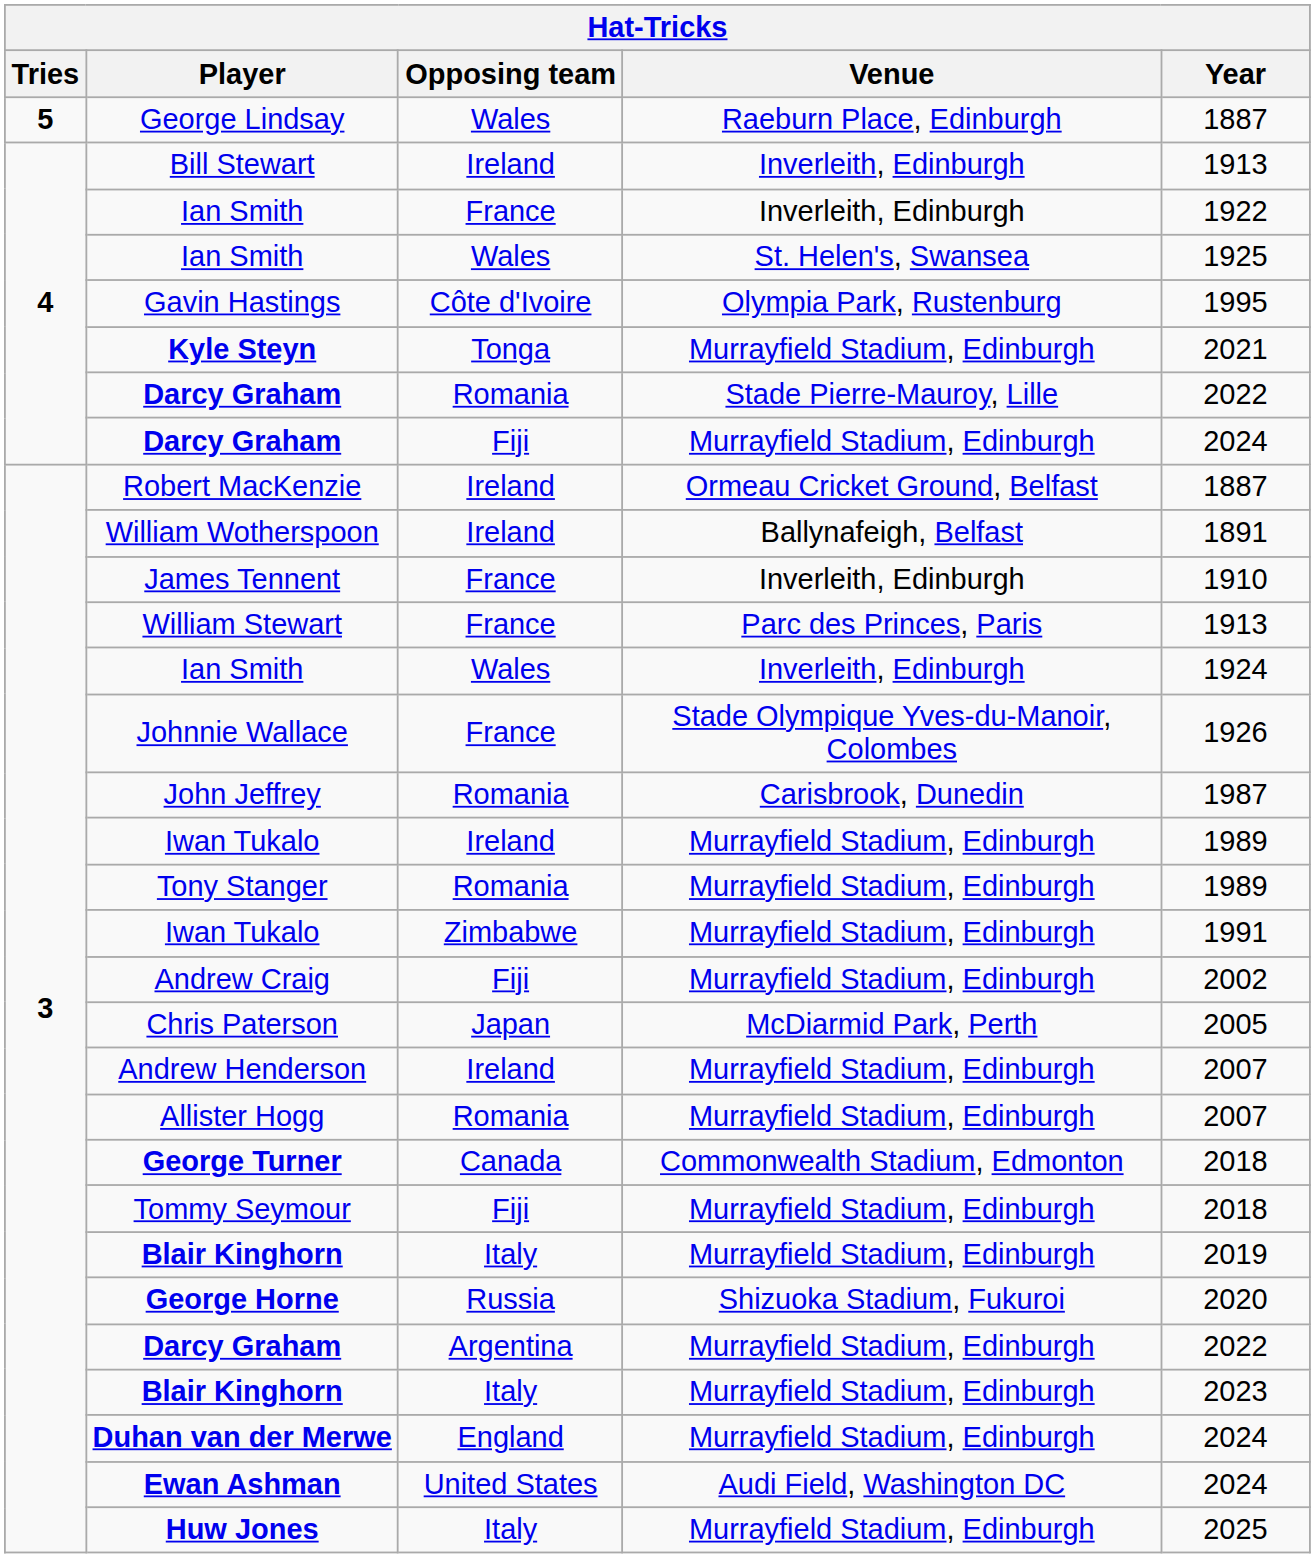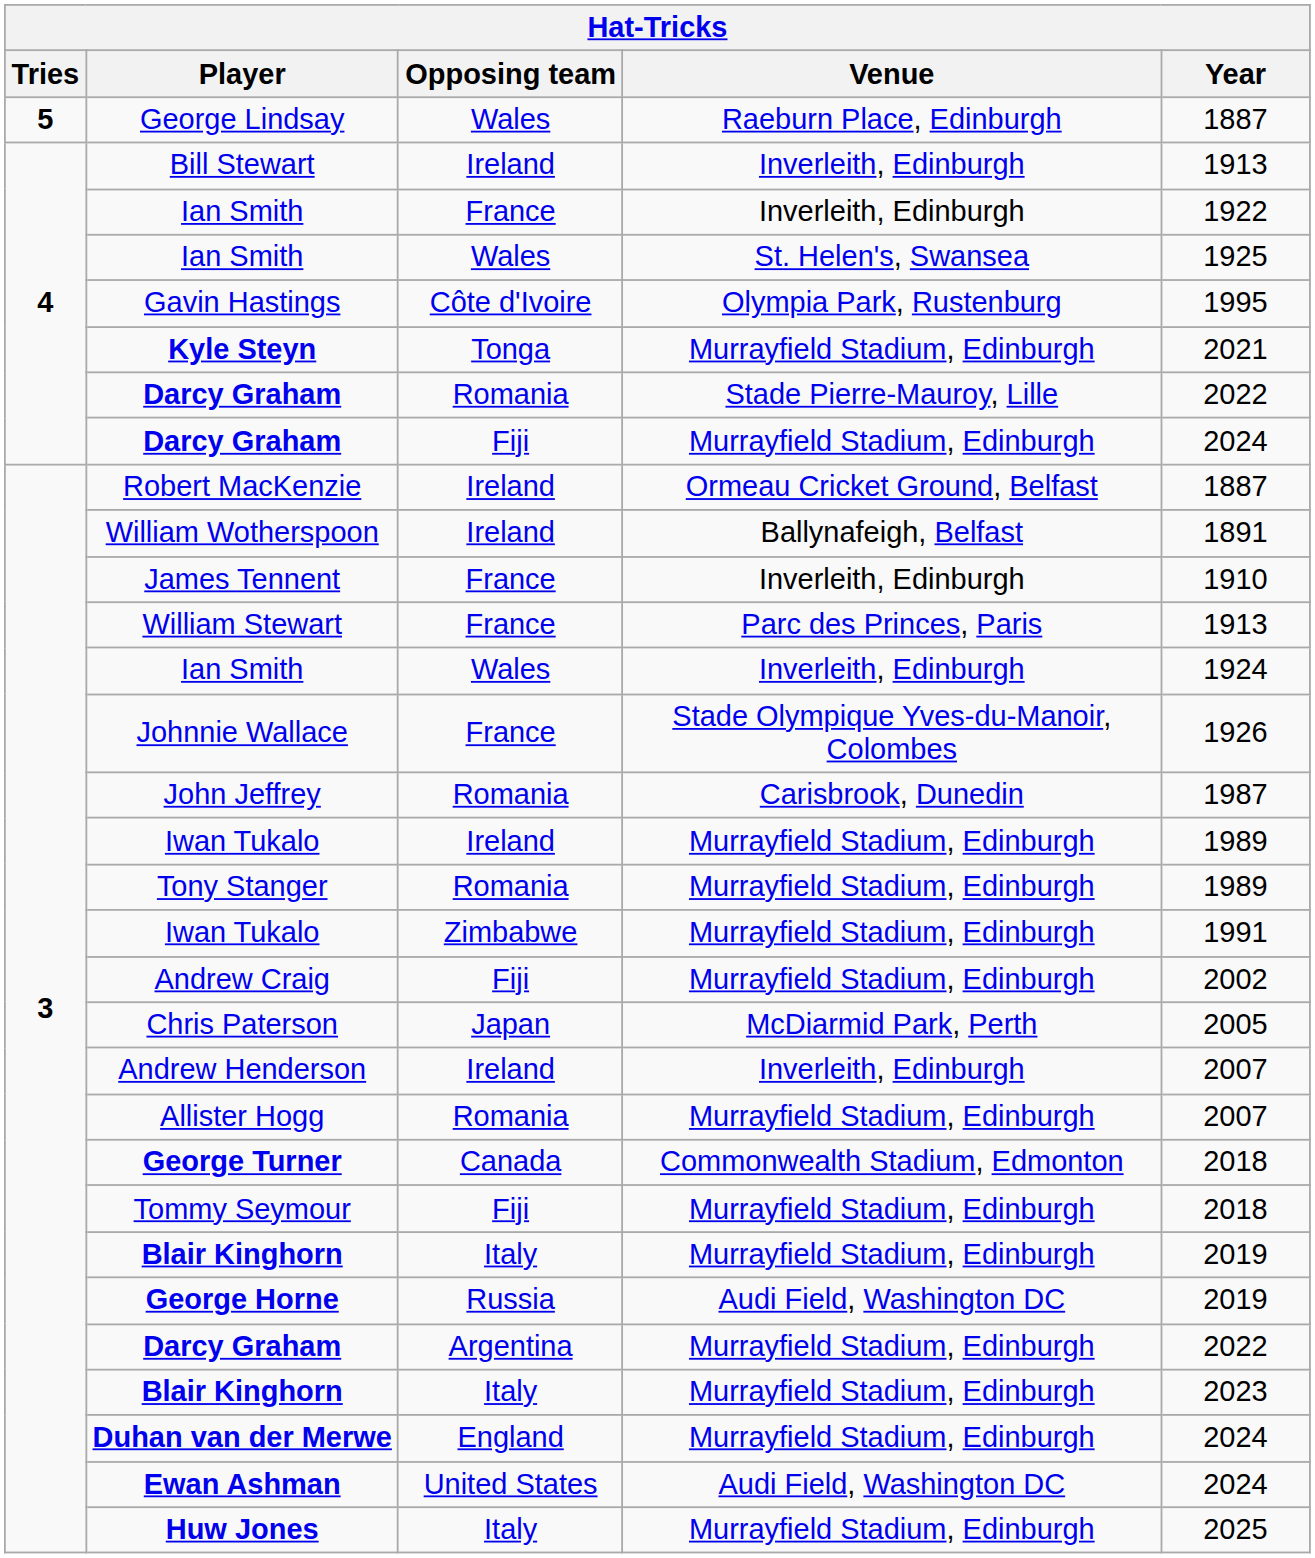(892, 1070) Murrayfield Stadium, Edinburgh -> (892, 1070) Inverleith, Edinburgh
(892, 1300) Shizuoka Stadium, Fukuroi -> (892, 1300) Audi Field, Washington DC
(1235, 1300) 2020 -> (1235, 1300) 2019
